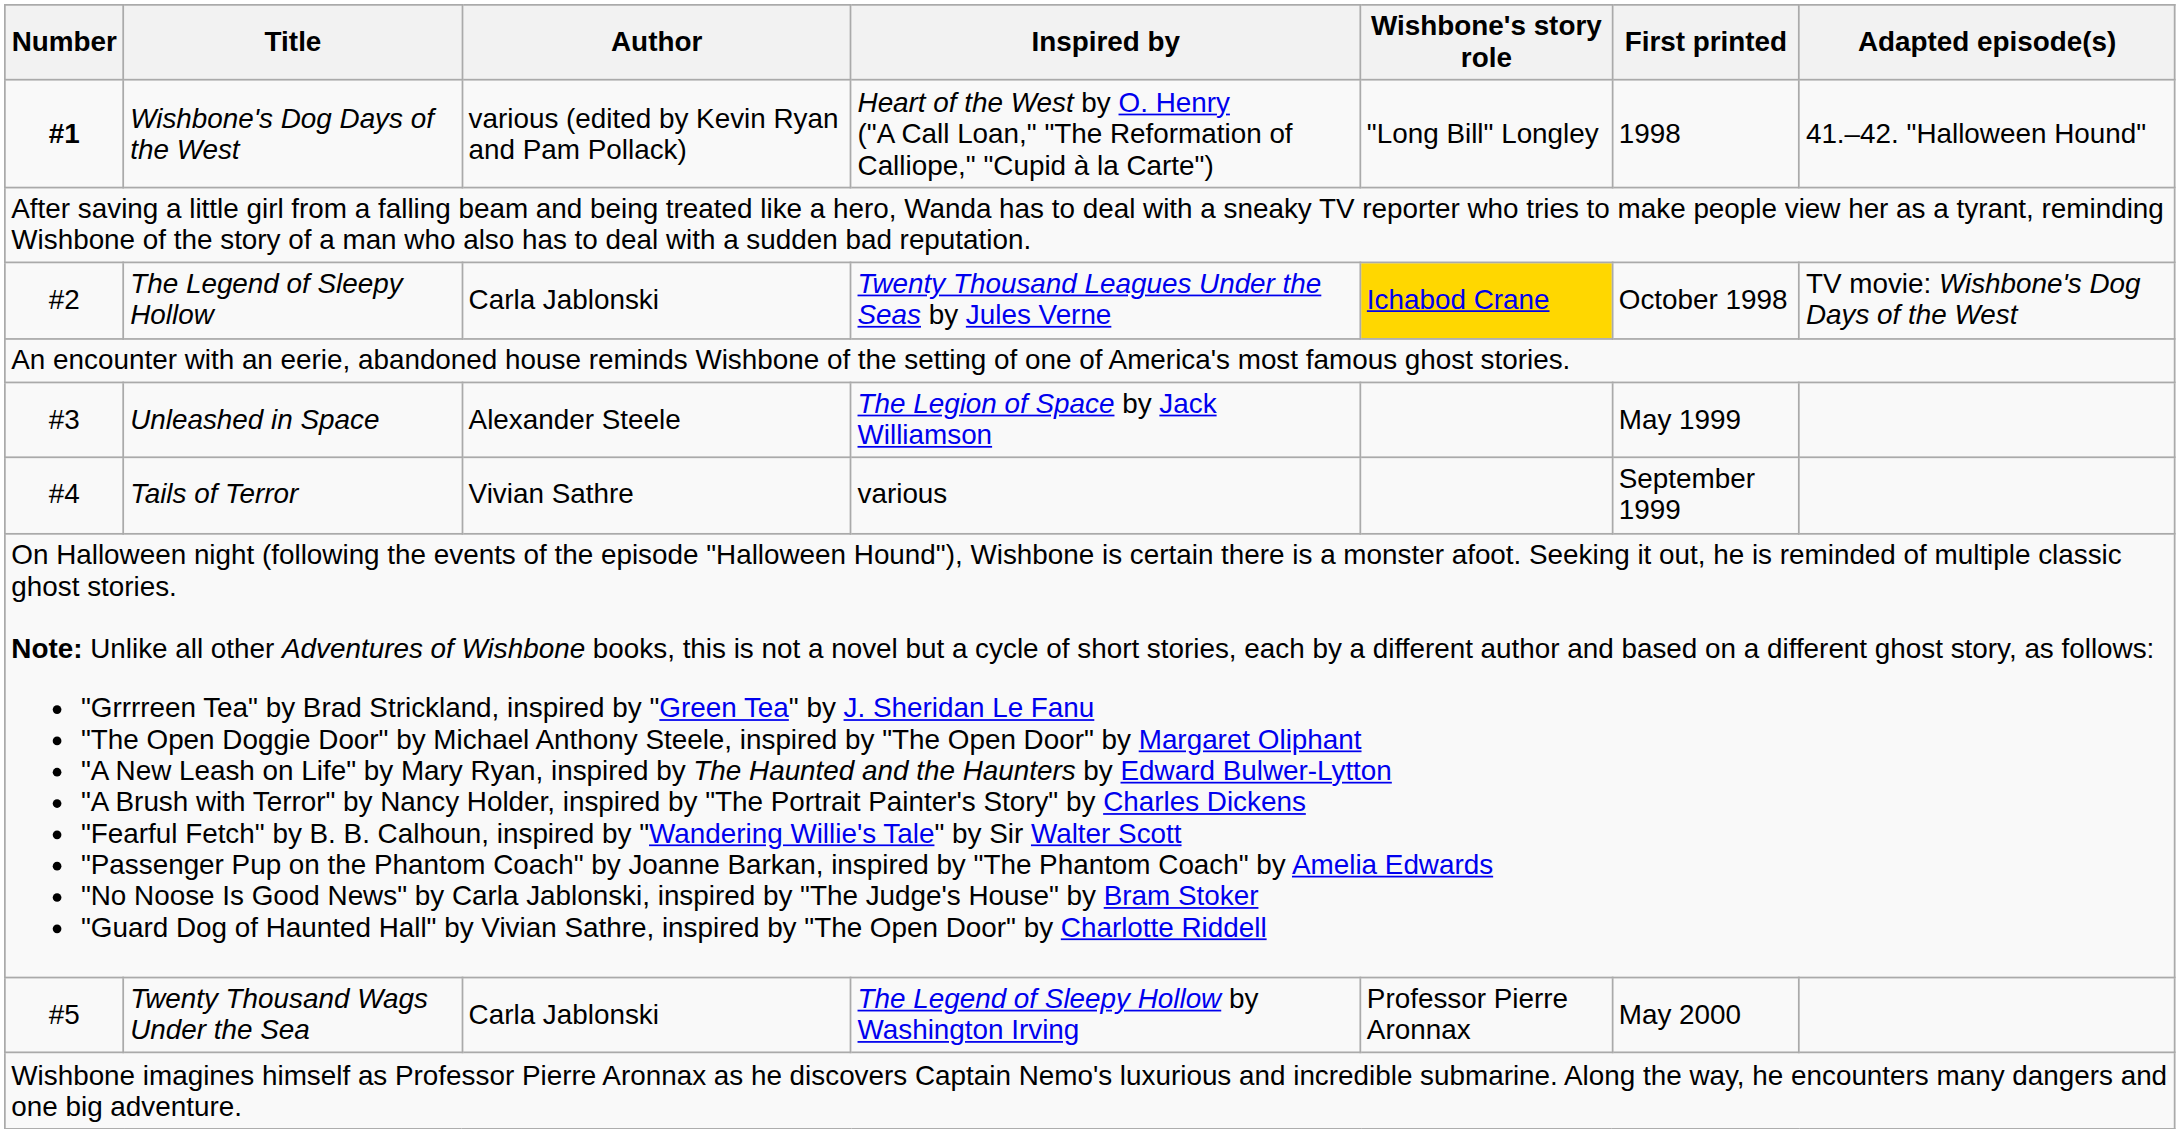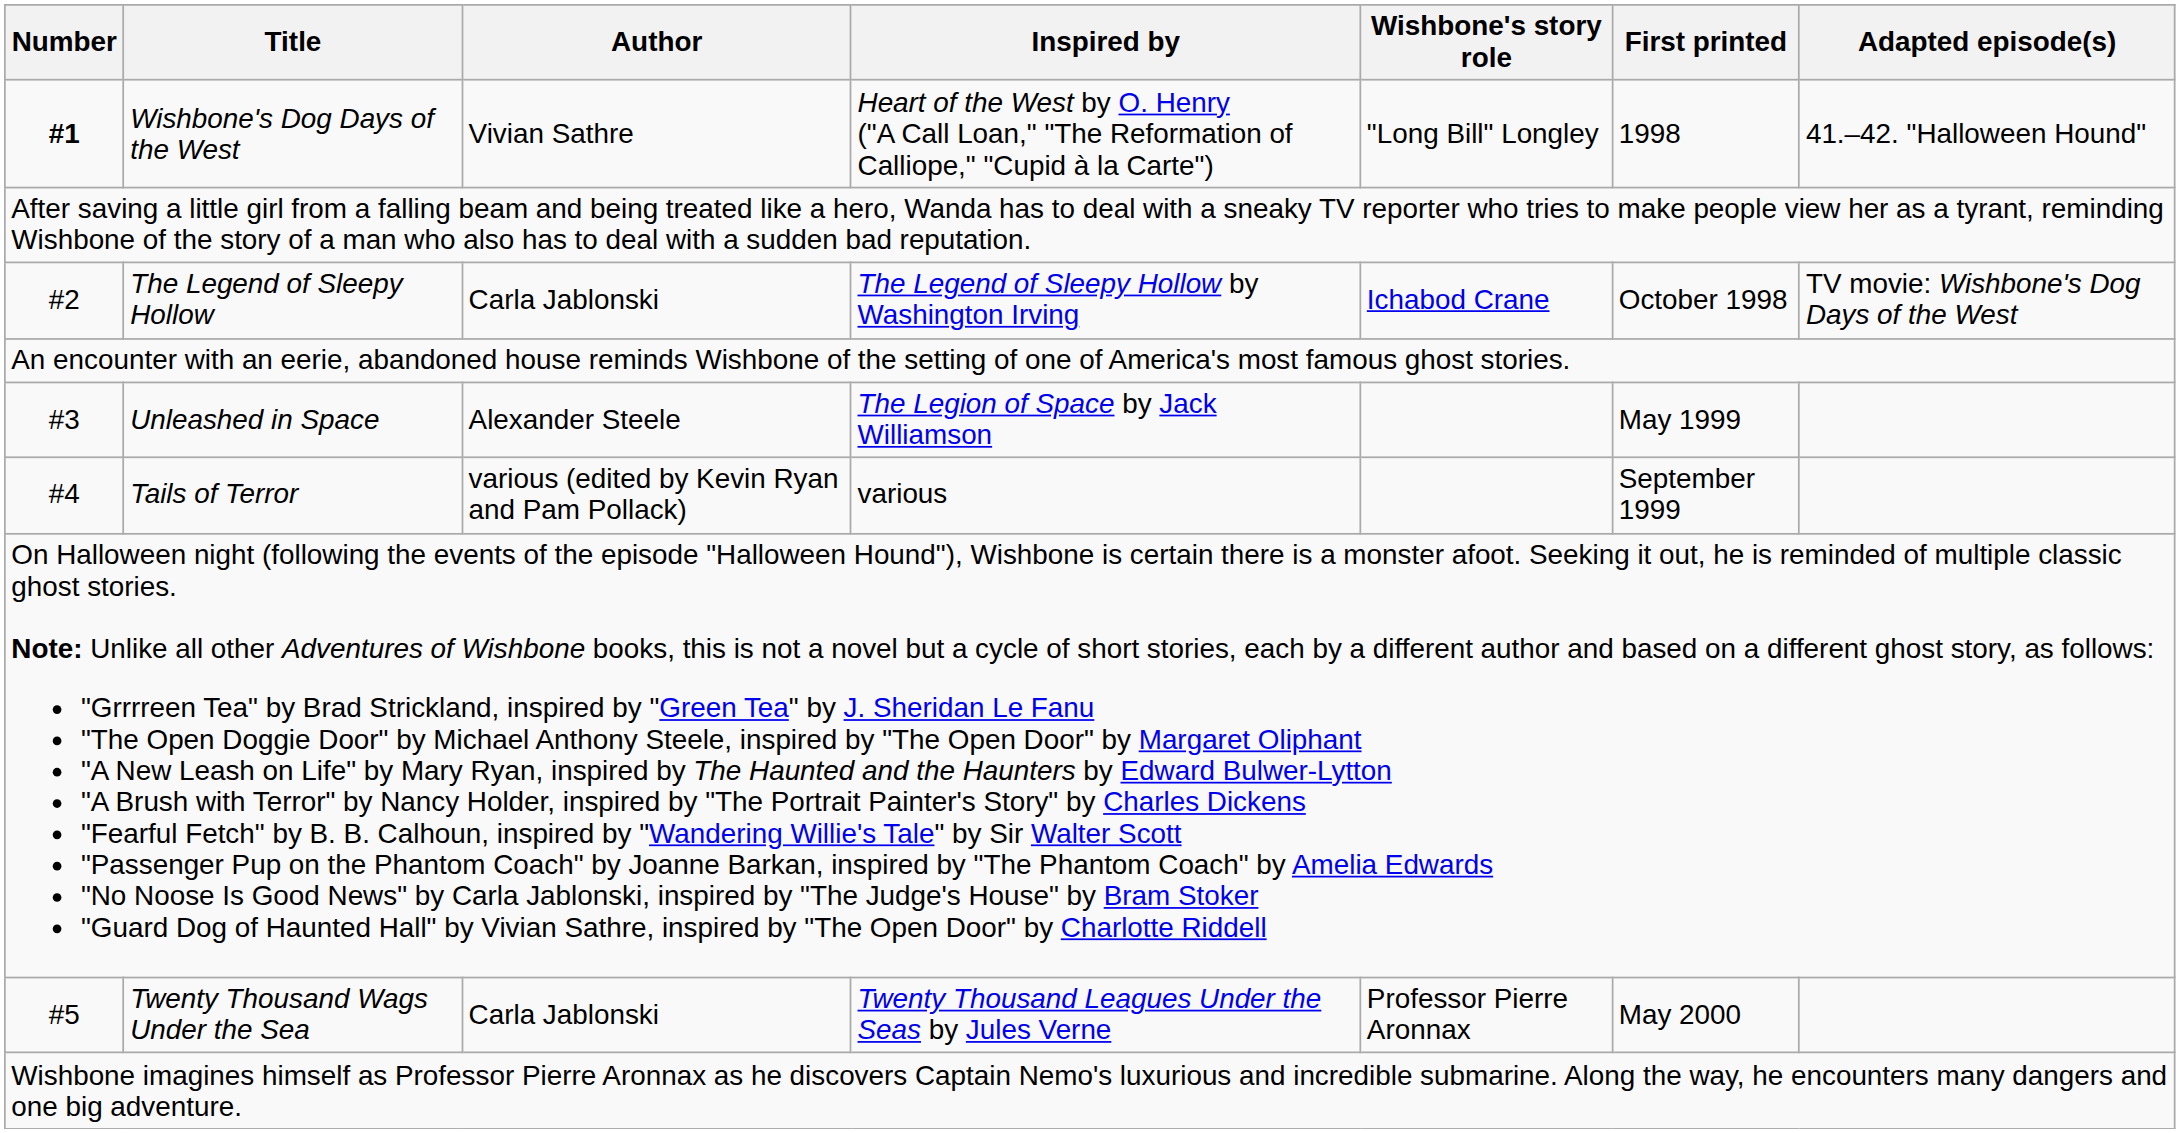(654, 133) various (edited by Kevin Ryan and Pam Pollack) -> (551, 133) Vivian Sathre
(1089, 299) Twenty Thousand Leagues Under the Seas by Jules Verne -> (1058, 299) The Legend of Sleepy Hollow by Washington Irving
(1458, 299) gold background -> (1458, 299) no background
(551, 495) Vivian Sathre -> (654, 495) various (edited by Kevin Ryan and Pam Pollack)
(1058, 1014) The Legend of Sleepy Hollow by Washington Irving -> (1089, 1014) Twenty Thousand Leagues Under the Seas by Jules Verne
